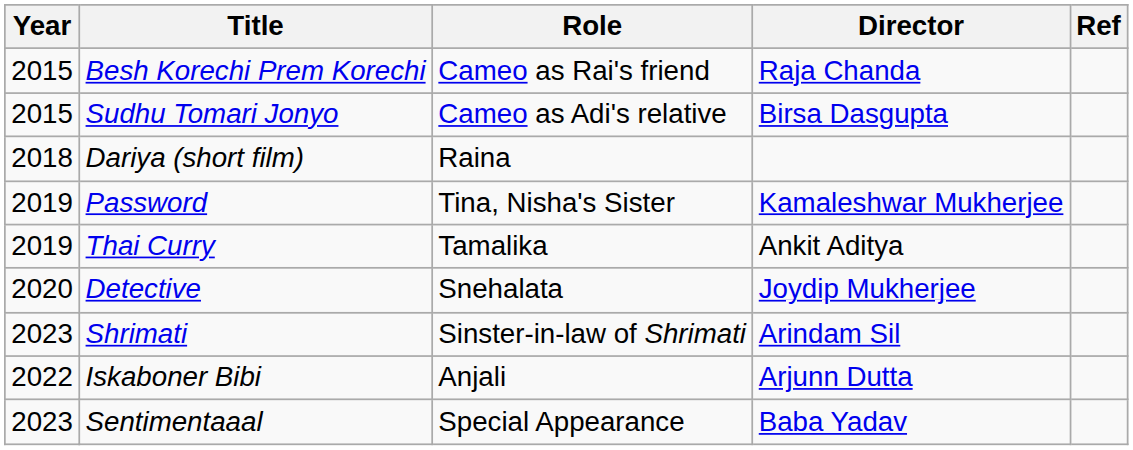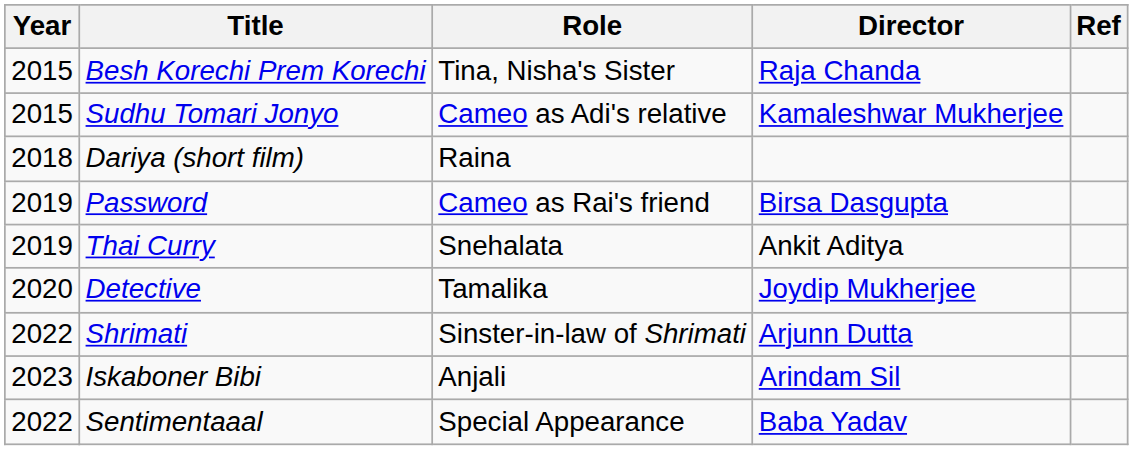(574, 70) Cameo as Rai's friend -> (557, 70) Tina, Nisha's Sister
(853, 114) Birsa Dasgupta -> (911, 114) Kamaleshwar Mukherjee
(557, 202) Tina, Nisha's Sister -> (574, 202) Cameo as Rai's friend
(911, 202) Kamaleshwar Mukherjee -> (853, 202) Birsa Dasgupta
(493, 245) Tamalika -> (501, 245) Snehalata
(501, 289) Snehalata -> (493, 289) Tamalika
(42, 333) 2023 -> (42, 333) 2022
(830, 333) Arindam Sil -> (836, 333) Arjunn Dutta
(42, 377) 2022 -> (42, 377) 2023
(836, 377) Arjunn Dutta -> (830, 377) Arindam Sil
(42, 421) 2023 -> (42, 421) 2022
